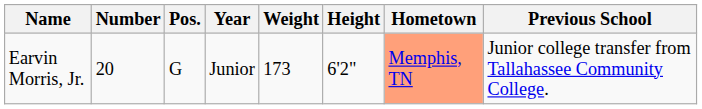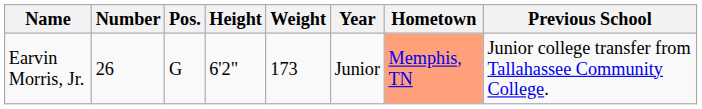columns swapped: (354, 18) <-> (232, 18)
(105, 68) 20 -> (105, 68) 26
